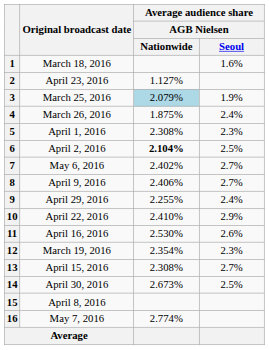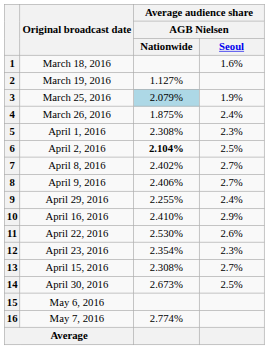(77, 81) April 23, 2016 -> (77, 81) March 19, 2016
(77, 166) May 6, 2016 -> (77, 166) April 8, 2016
(77, 217) April 22, 2016 -> (77, 217) April 16, 2016
(77, 234) April 16, 2016 -> (77, 234) April 22, 2016
(77, 251) March 19, 2016 -> (77, 251) April 23, 2016
(77, 302) April 8, 2016 -> (77, 302) May 6, 2016
